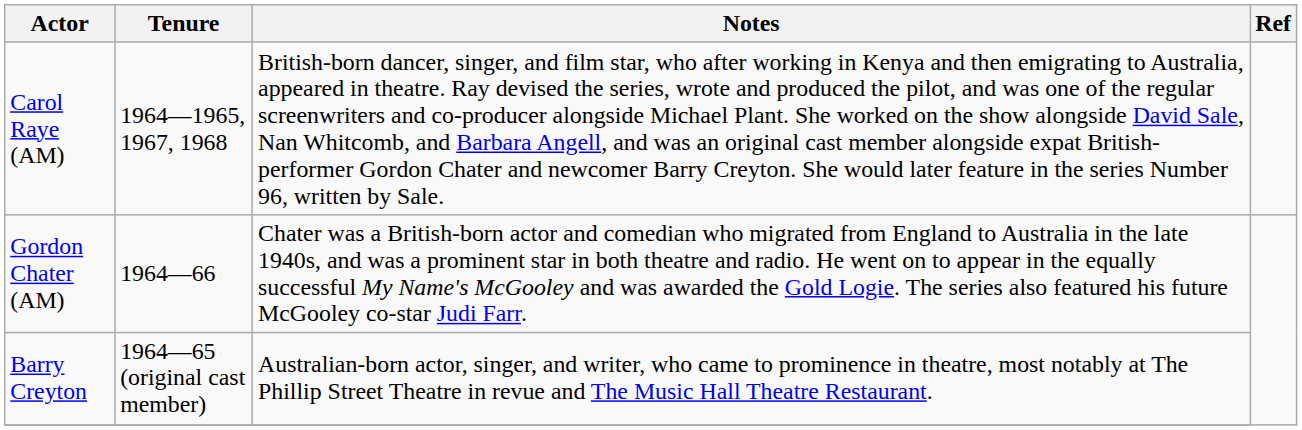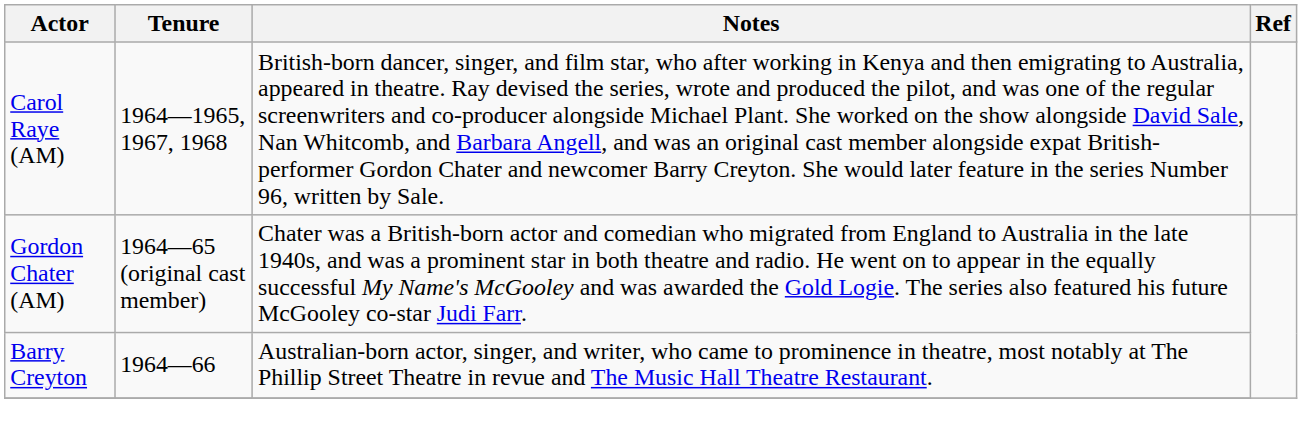(168, 273) 1964—66 -> (183, 273) 1964—65 (original cast member)
(183, 378) 1964—65 (original cast member) -> (168, 364) 1964—66
